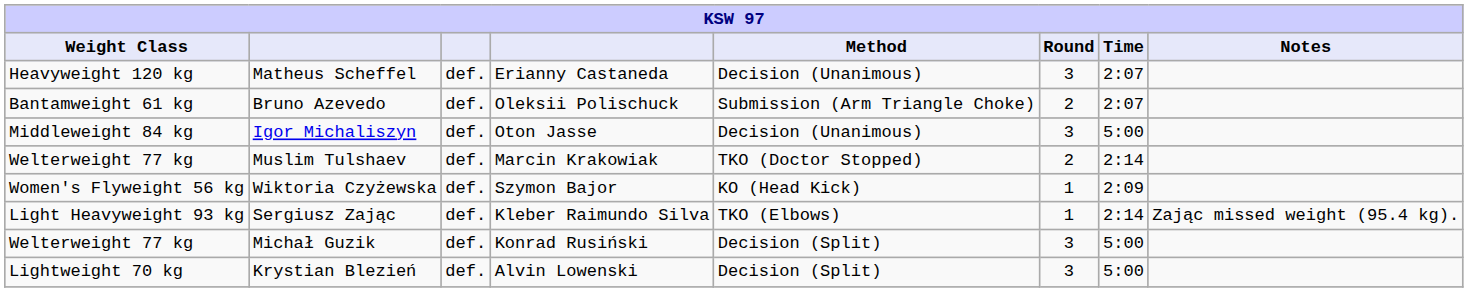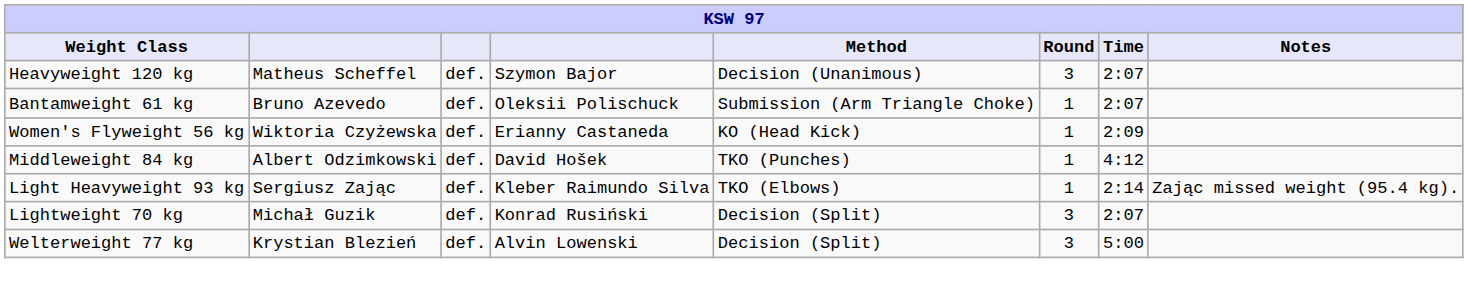(582, 76) Erianny Castaneda -> (556, 76) Szymon Bajor
(1069, 104) 2 -> (1069, 104) 1
- row: (335, 132)
- row: (329, 160)
(556, 188) Szymon Bajor -> (582, 132) Erianny Castaneda
+ row: (345, 160)
(101, 244) Welterweight 77 kg -> (96, 216) Lightweight 70 kg
(1123, 244) 5:00 -> (1123, 216) 2:07
(96, 273) Lightweight 70 kg -> (101, 244) Welterweight 77 kg
